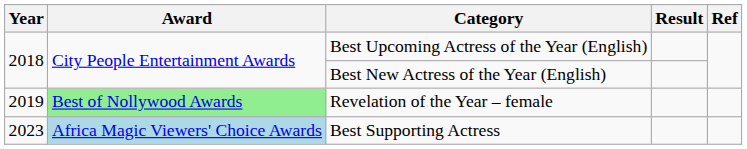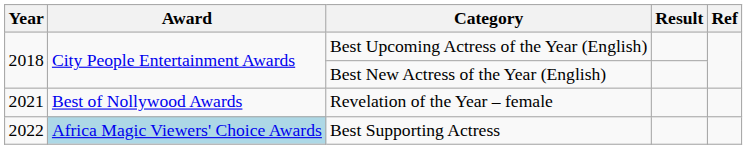(26, 102) 2019 -> (26, 102) 2021
(147, 102) lightgreen background -> (147, 102) no background
(26, 130) 2023 -> (26, 130) 2022
